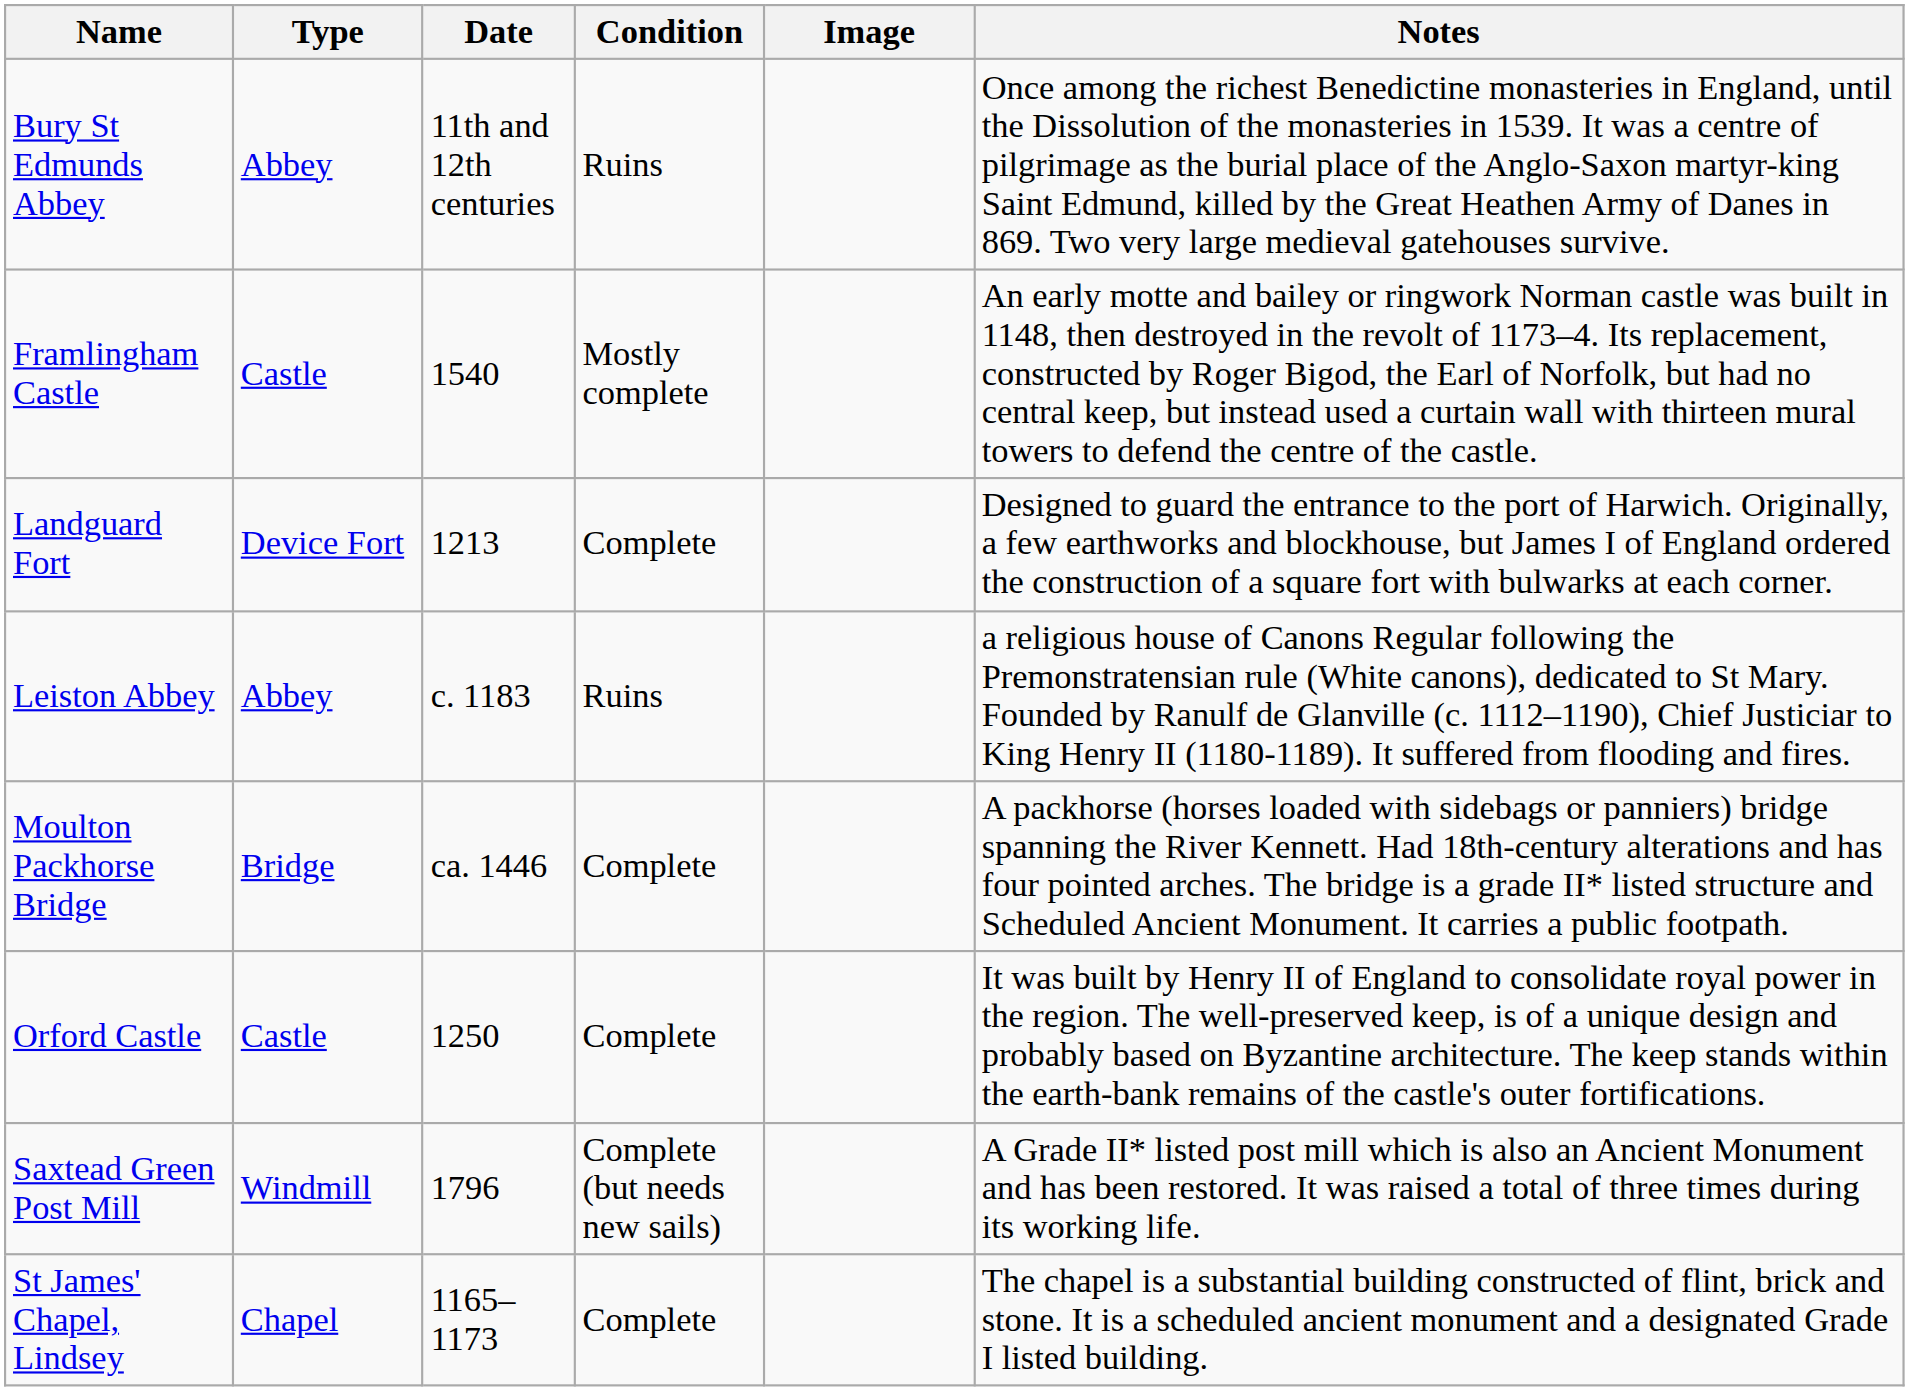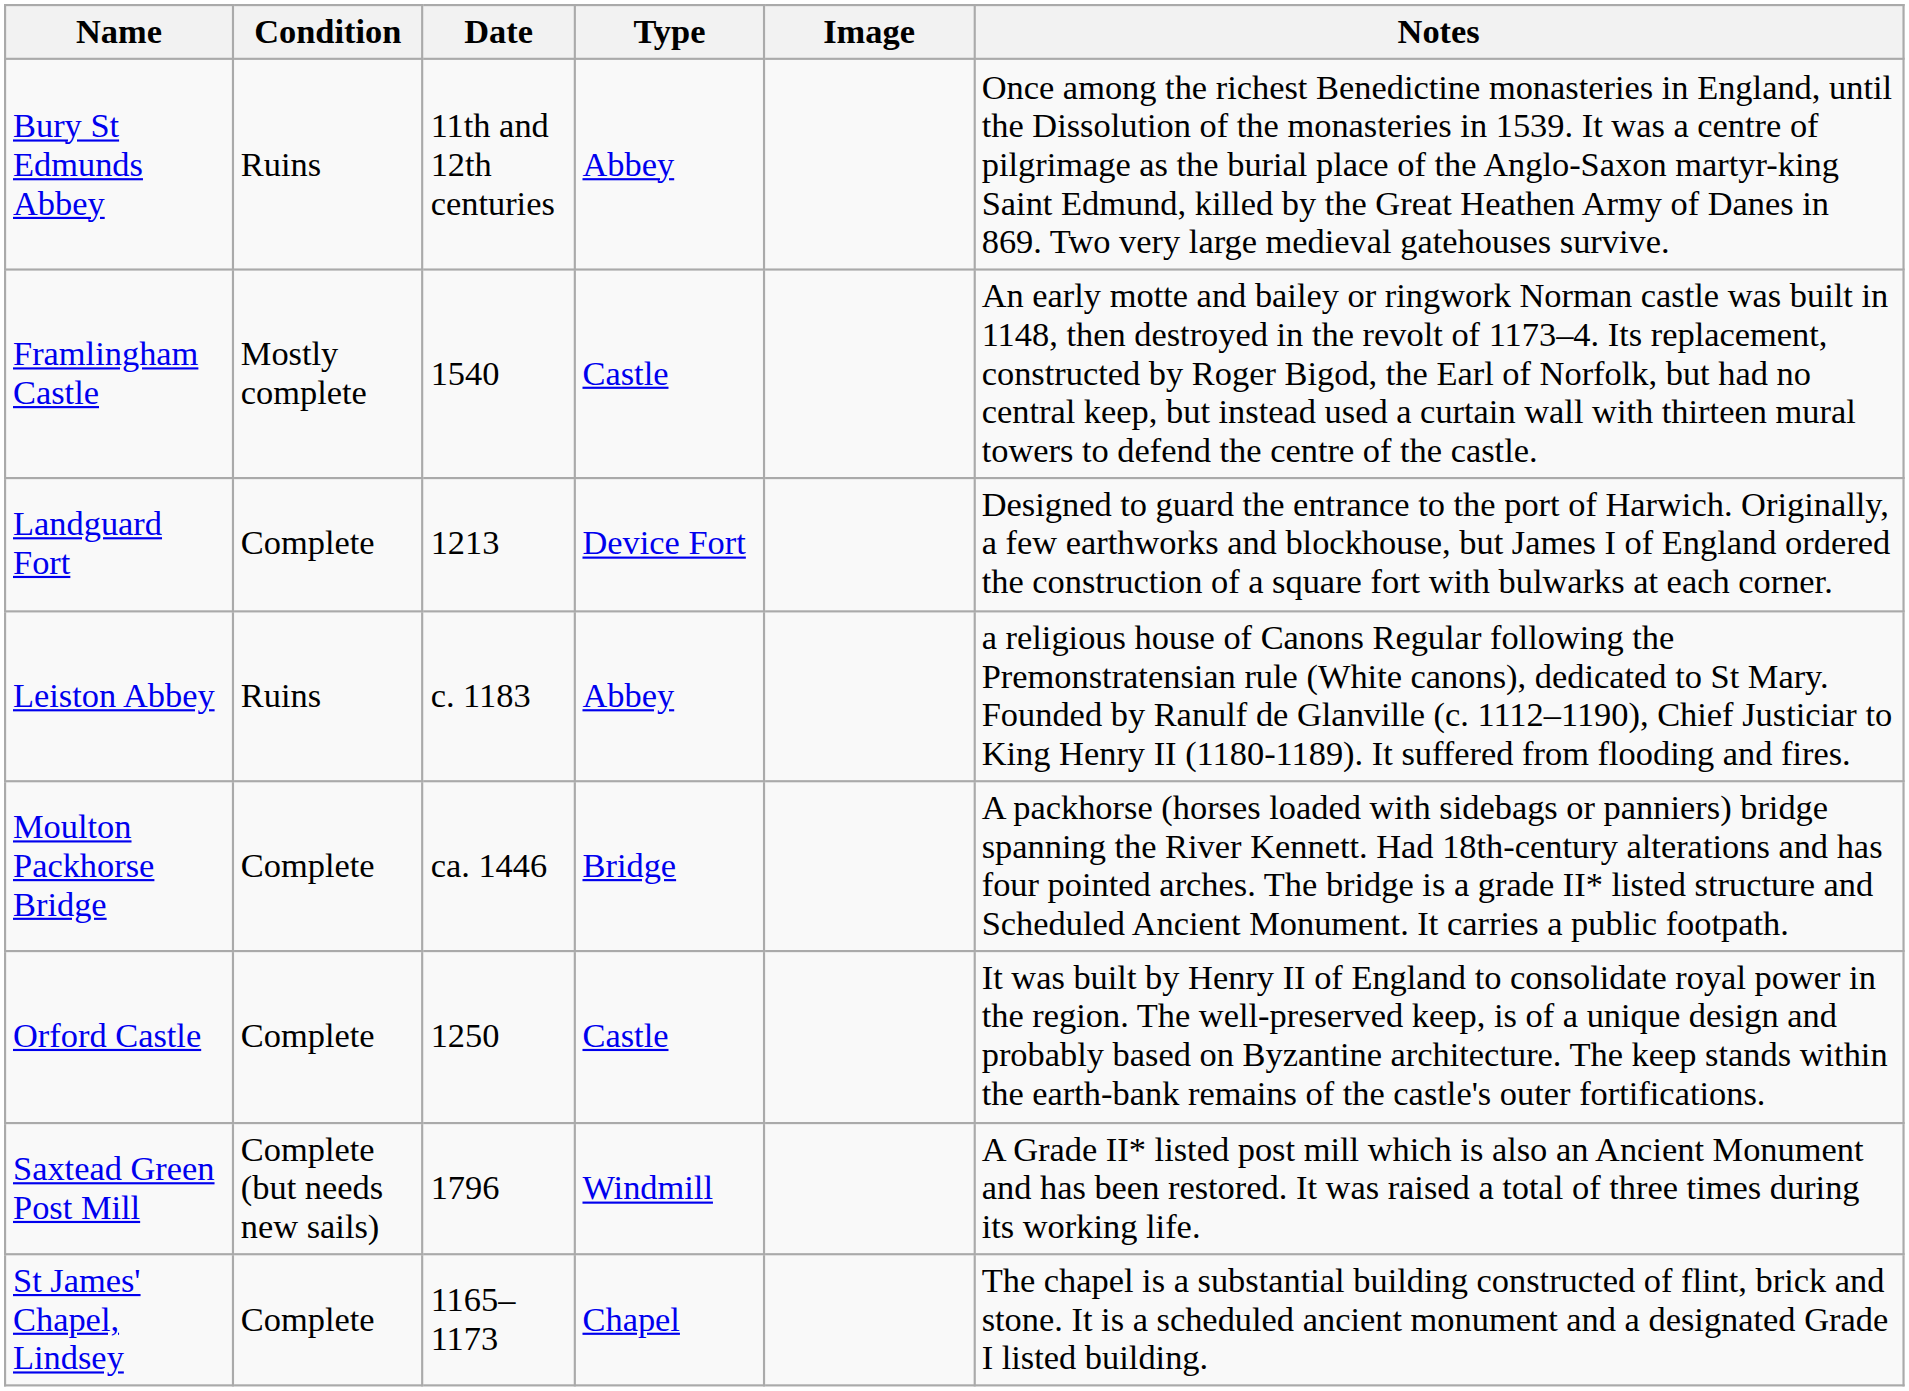columns swapped: (328, 31) <-> (669, 31)
